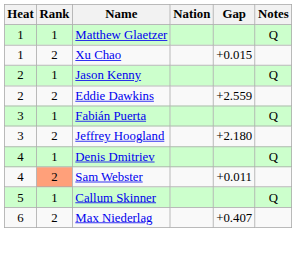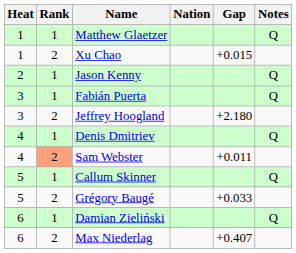- row: (115, 95)
+ row: (115, 197)
+ row: (120, 217)
